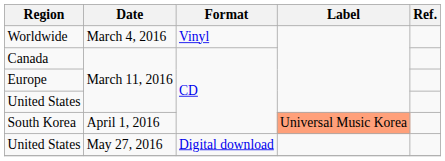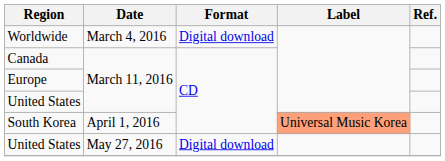(194, 36) Vinyl -> (226, 36) Digital download
